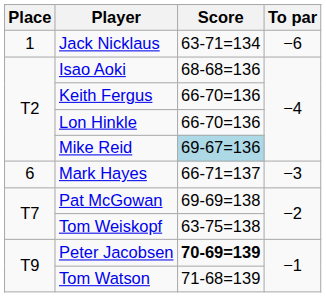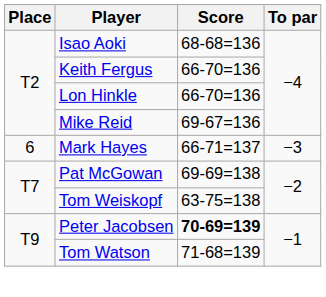- row: (109, 43)
(221, 148) lightblue background -> (221, 122) no background
